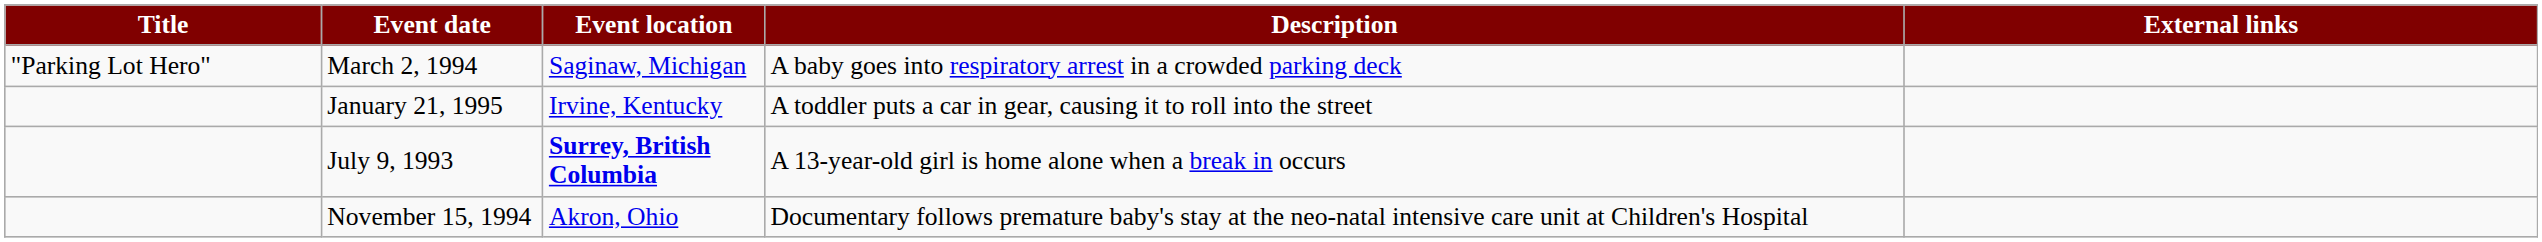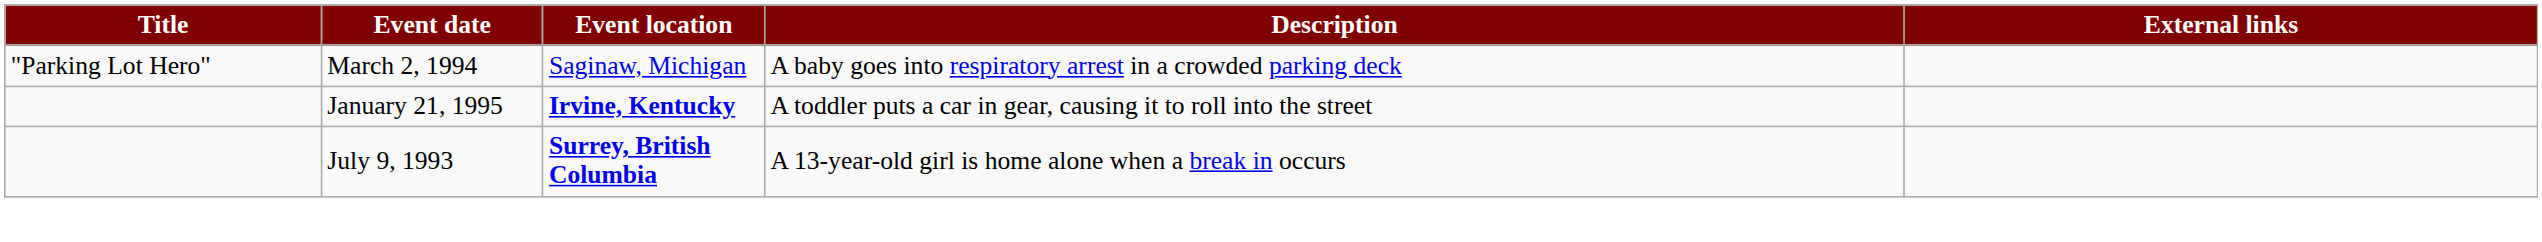(636, 106) normal -> (642, 106) bold
- row: (429, 216)
